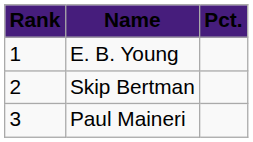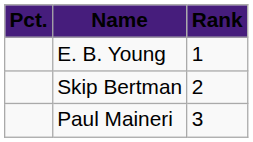columns swapped: (35, 20) <-> (223, 20)
